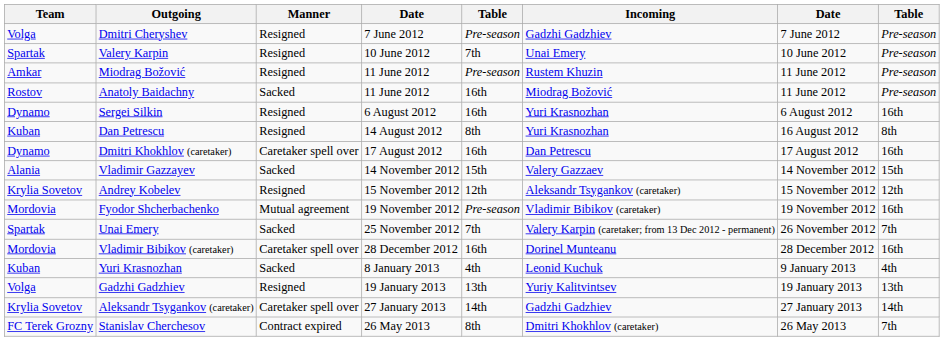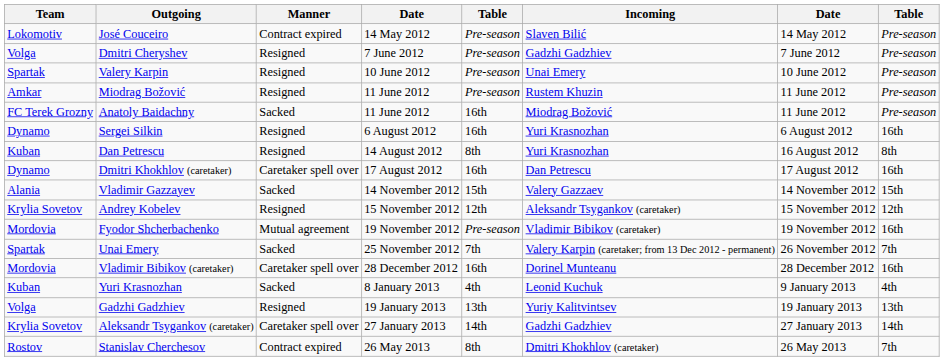+ row: (133, 33)
(473, 53) 7th -> (492, 72) Pre-season
(25, 92) Rostov -> (50, 111) FC Terek Grozny
(50, 326) FC Terek Grozny -> (25, 346) Rostov
